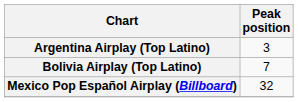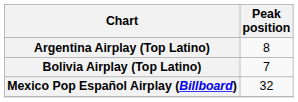(266, 47) 3 -> (266, 47) 8
